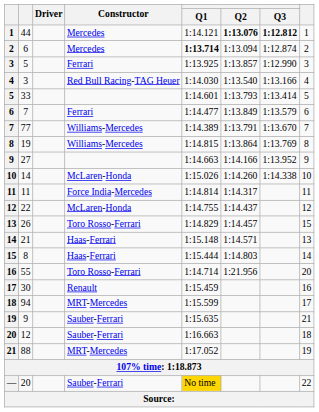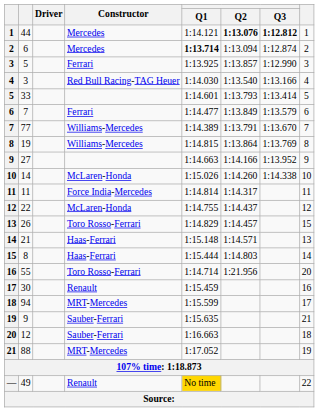(26, 383) 20 -> (26, 383) 49
(95, 383) Sauber-Ferrari -> (82, 383) Renault
